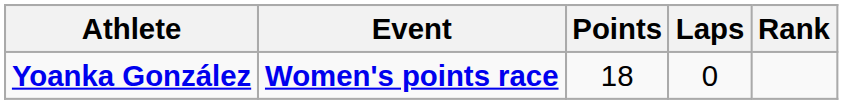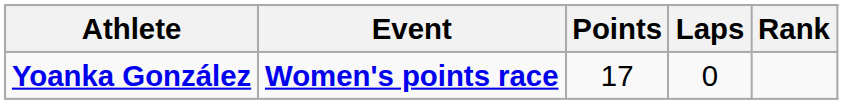(617, 75) 18 -> (617, 75) 17
